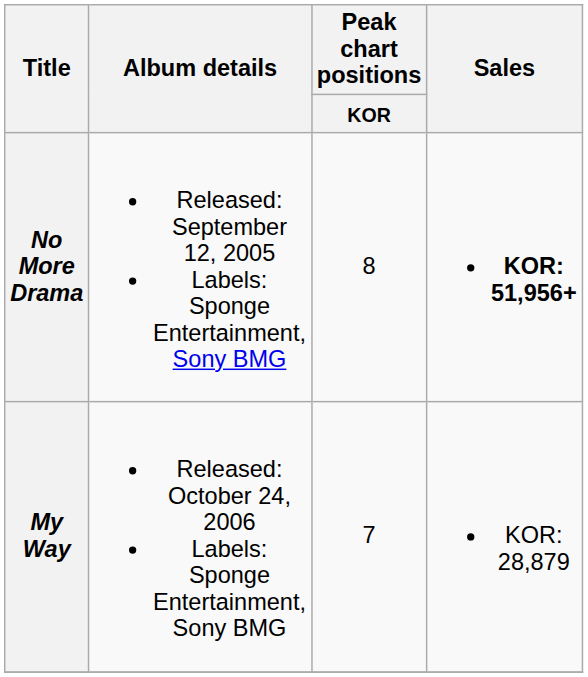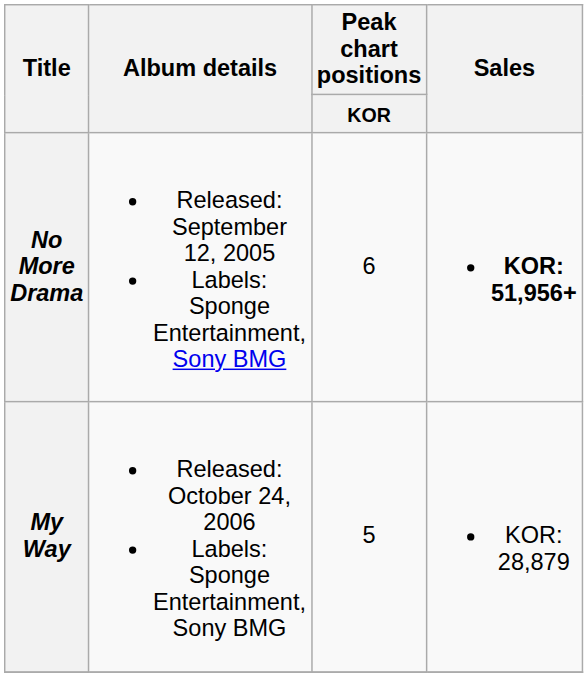(369, 266) 8 -> (369, 266) 6
(369, 536) 7 -> (369, 536) 5
